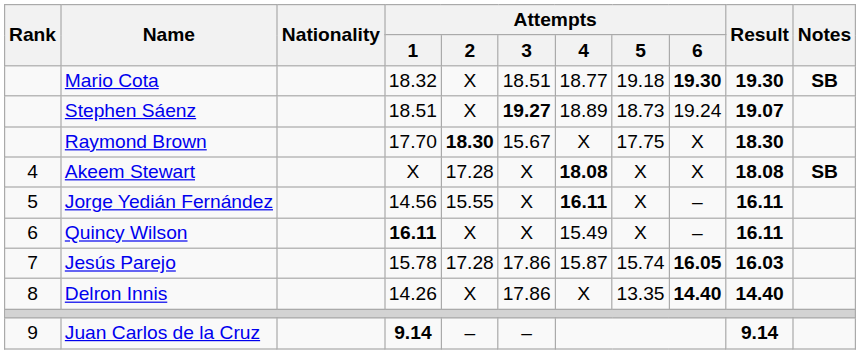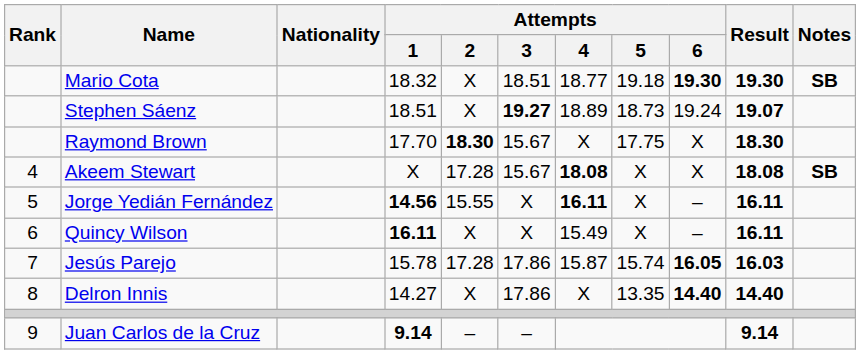(527, 171) X -> (527, 171) 15.67
(413, 202) normal -> (413, 202) bold
(413, 293) 14.26 -> (413, 293) 14.27
